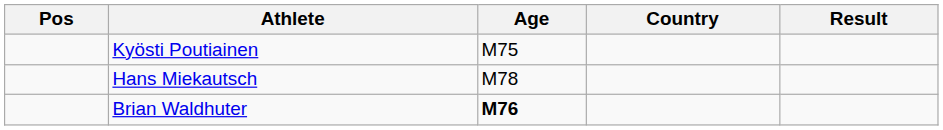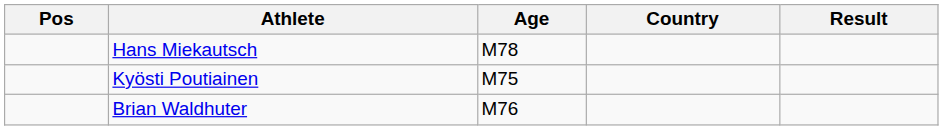rows swapped: (185, 79) <-> (185, 49)
(500, 109) bold -> (500, 109) normal
